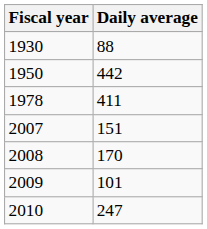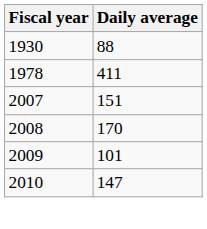- row: (26, 73)
(110, 210) 247 -> (110, 182) 147
